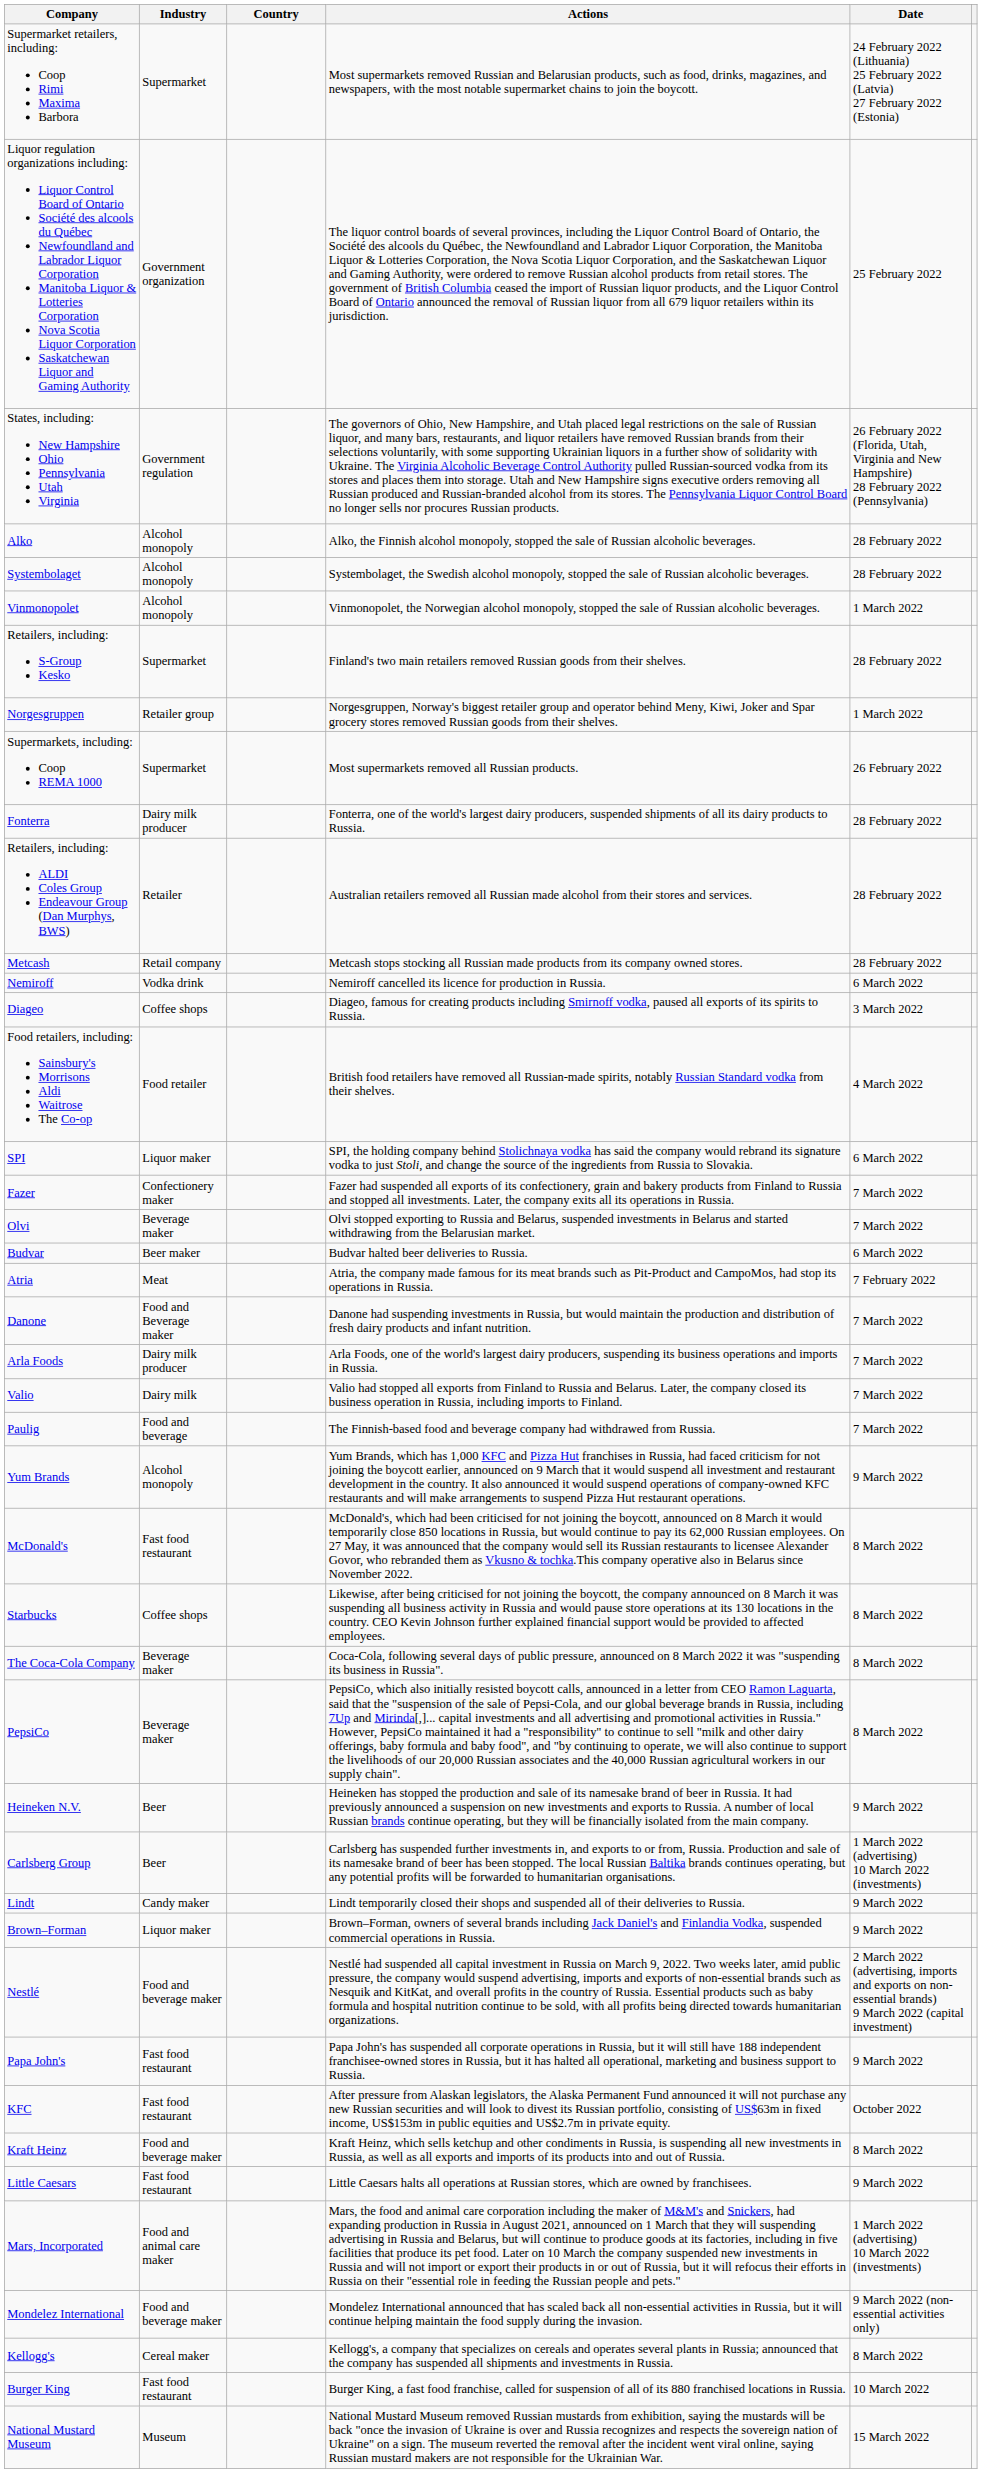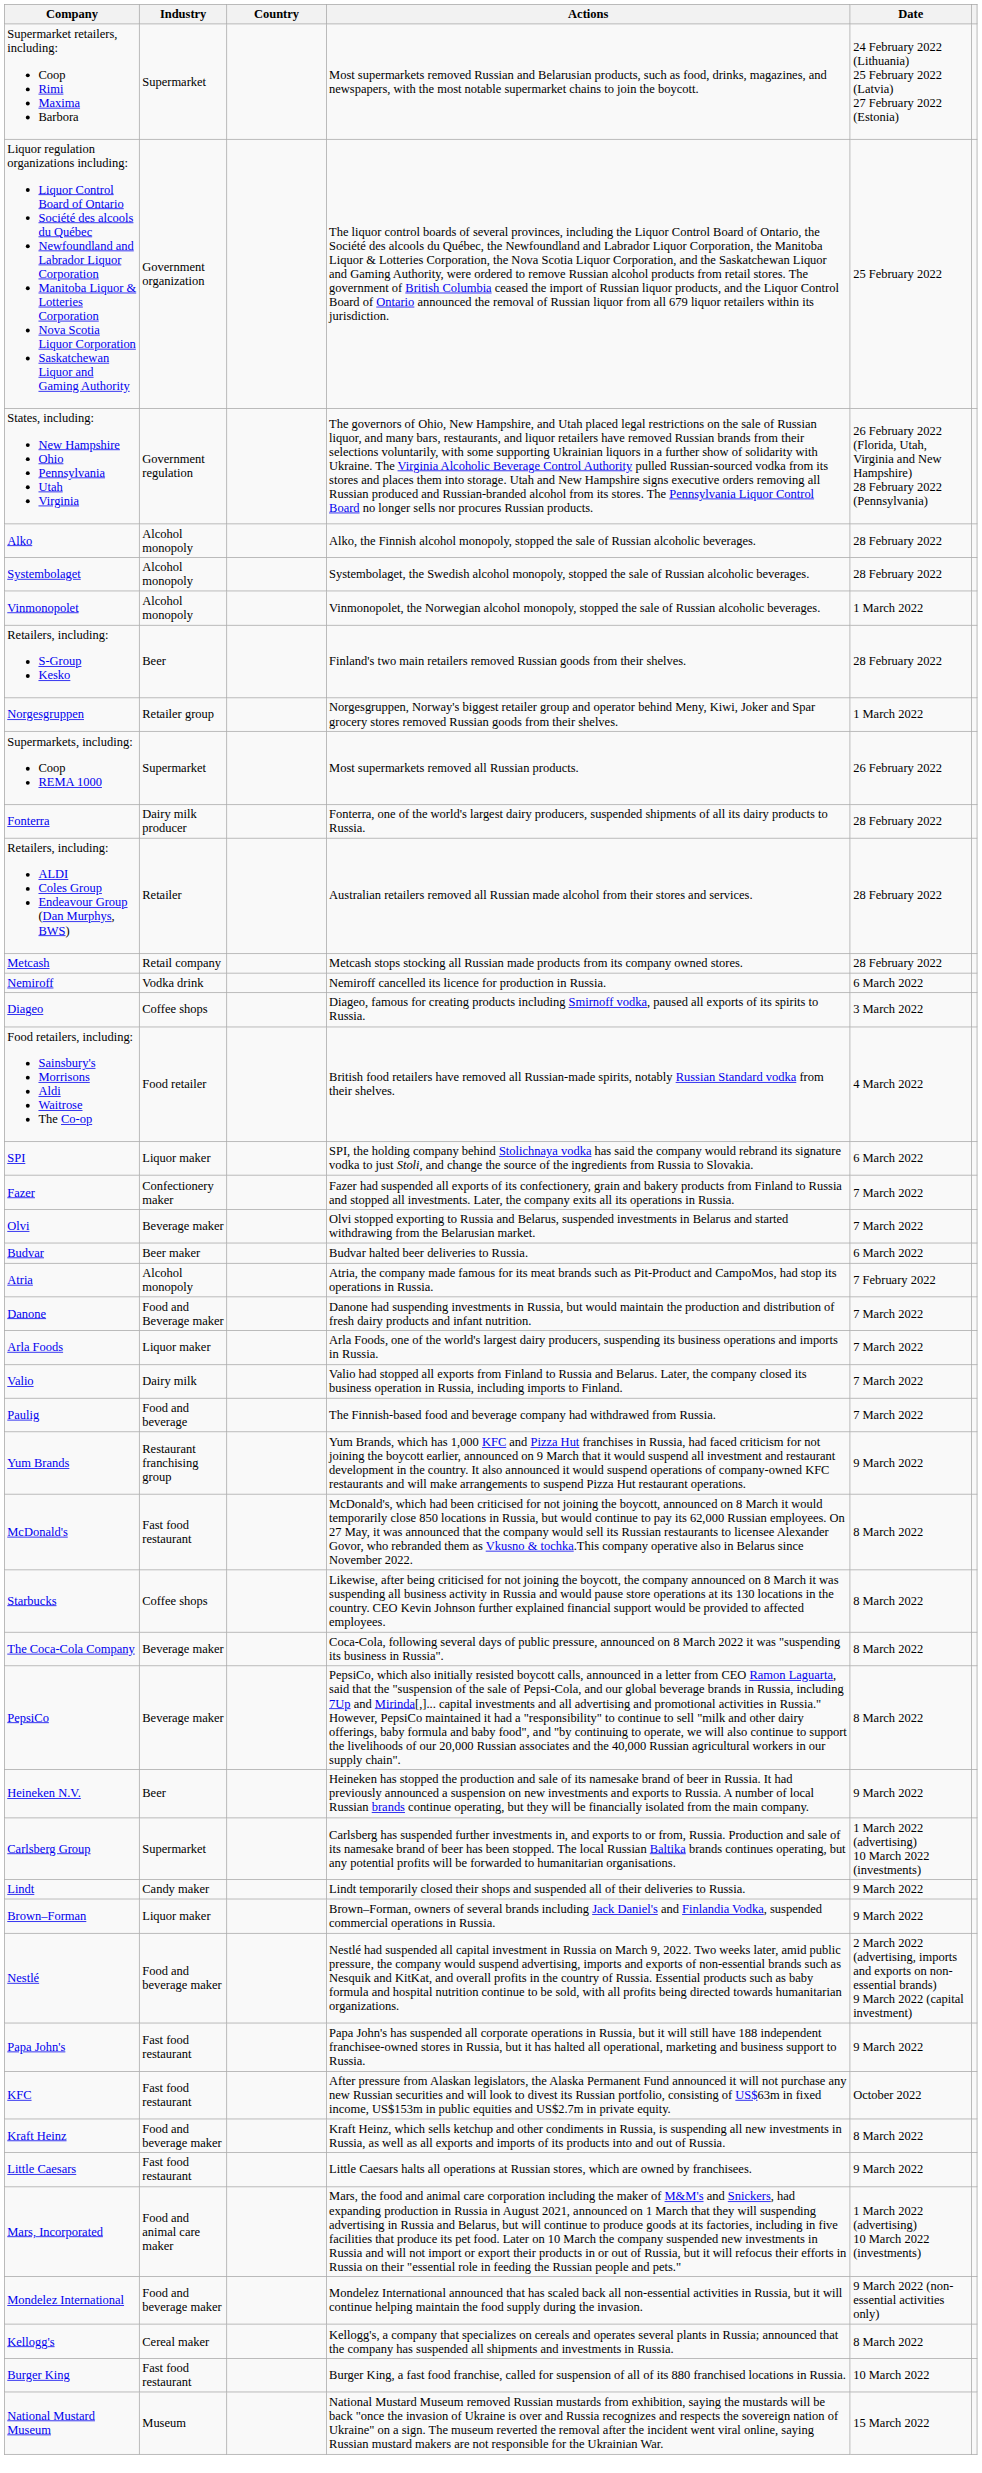(174, 661) Supermarket -> (154, 661) Beer
(155, 1279) Meat -> (168, 1279) Alcohol monopoly
(170, 1361) Dairy milk producer -> (176, 1347) Liquor maker
(168, 1477) Alcohol monopoly -> (170, 1463) Restaurant franchising group
(154, 1862) Beer -> (174, 1848) Supermarket
